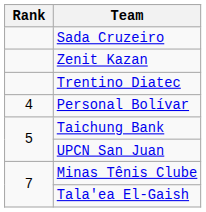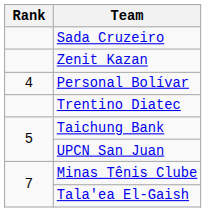rows swapped: (119, 83) <-> (123, 106)
